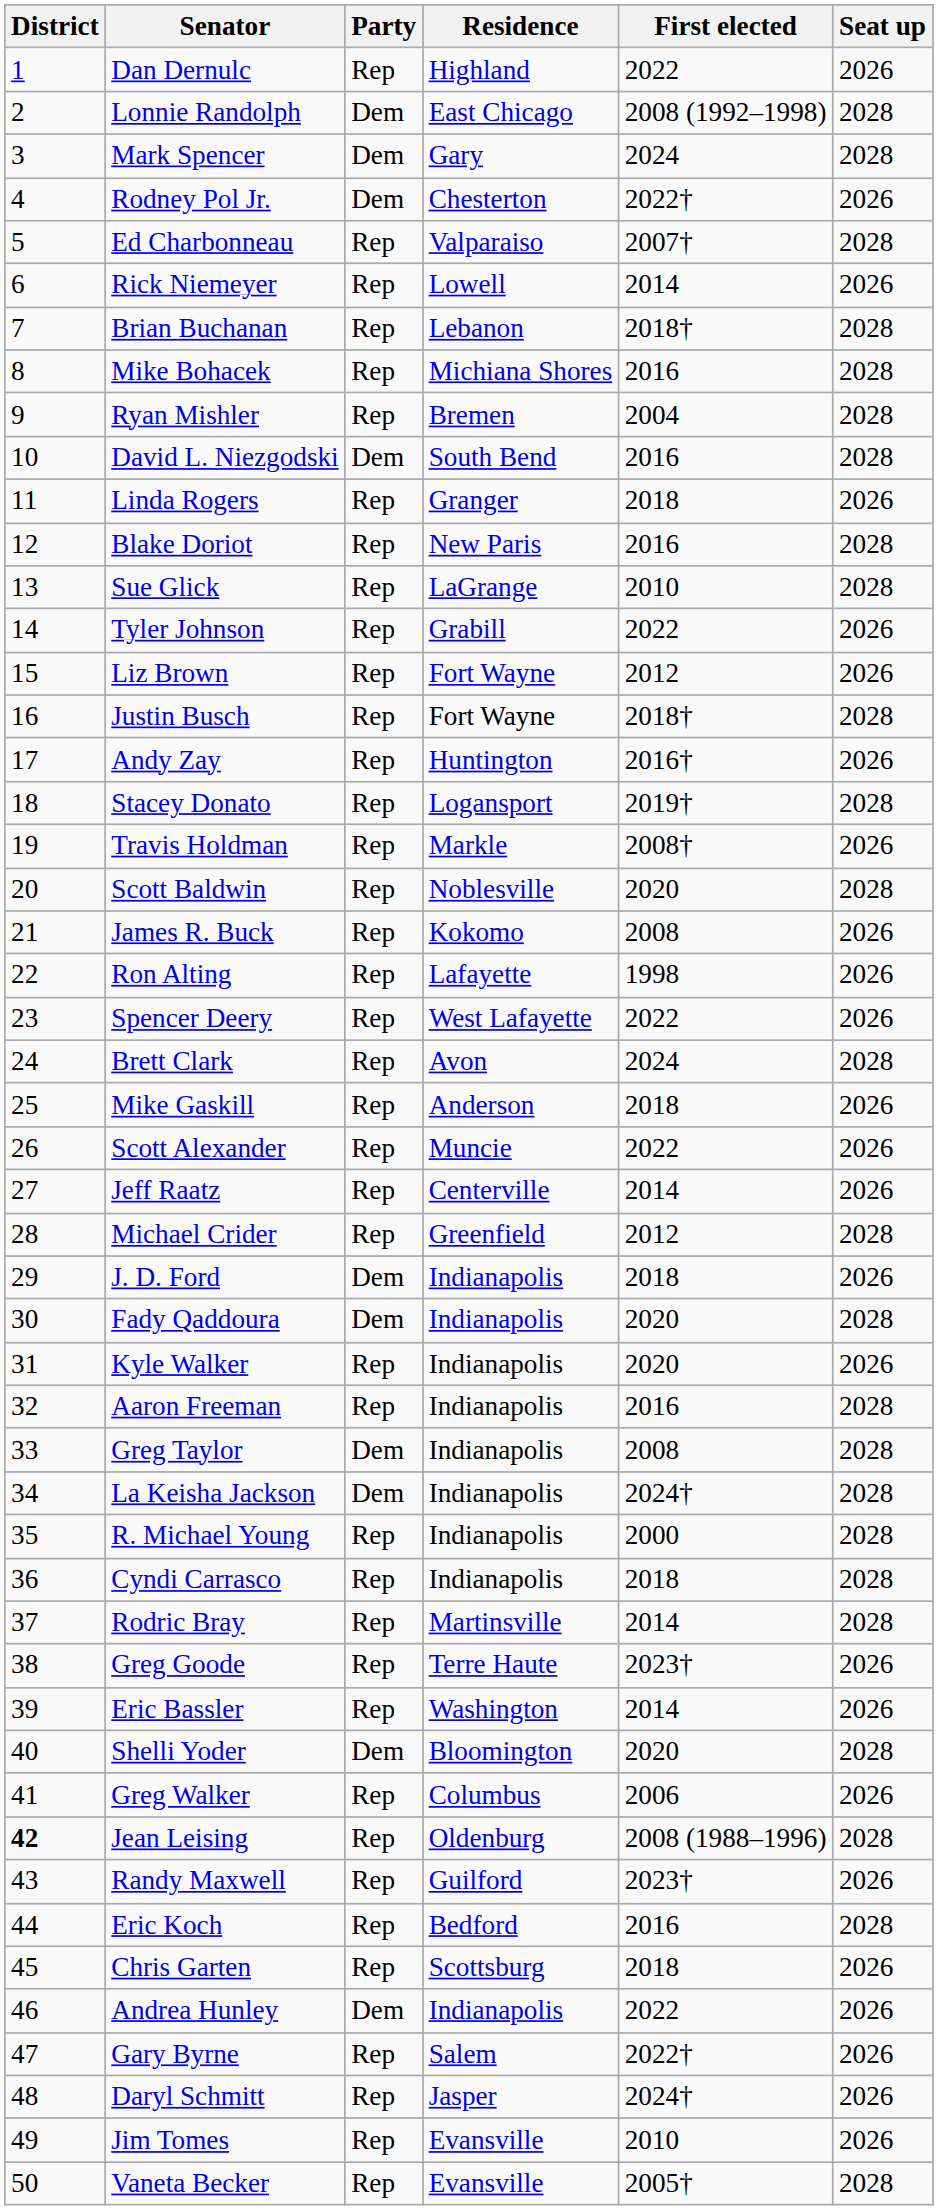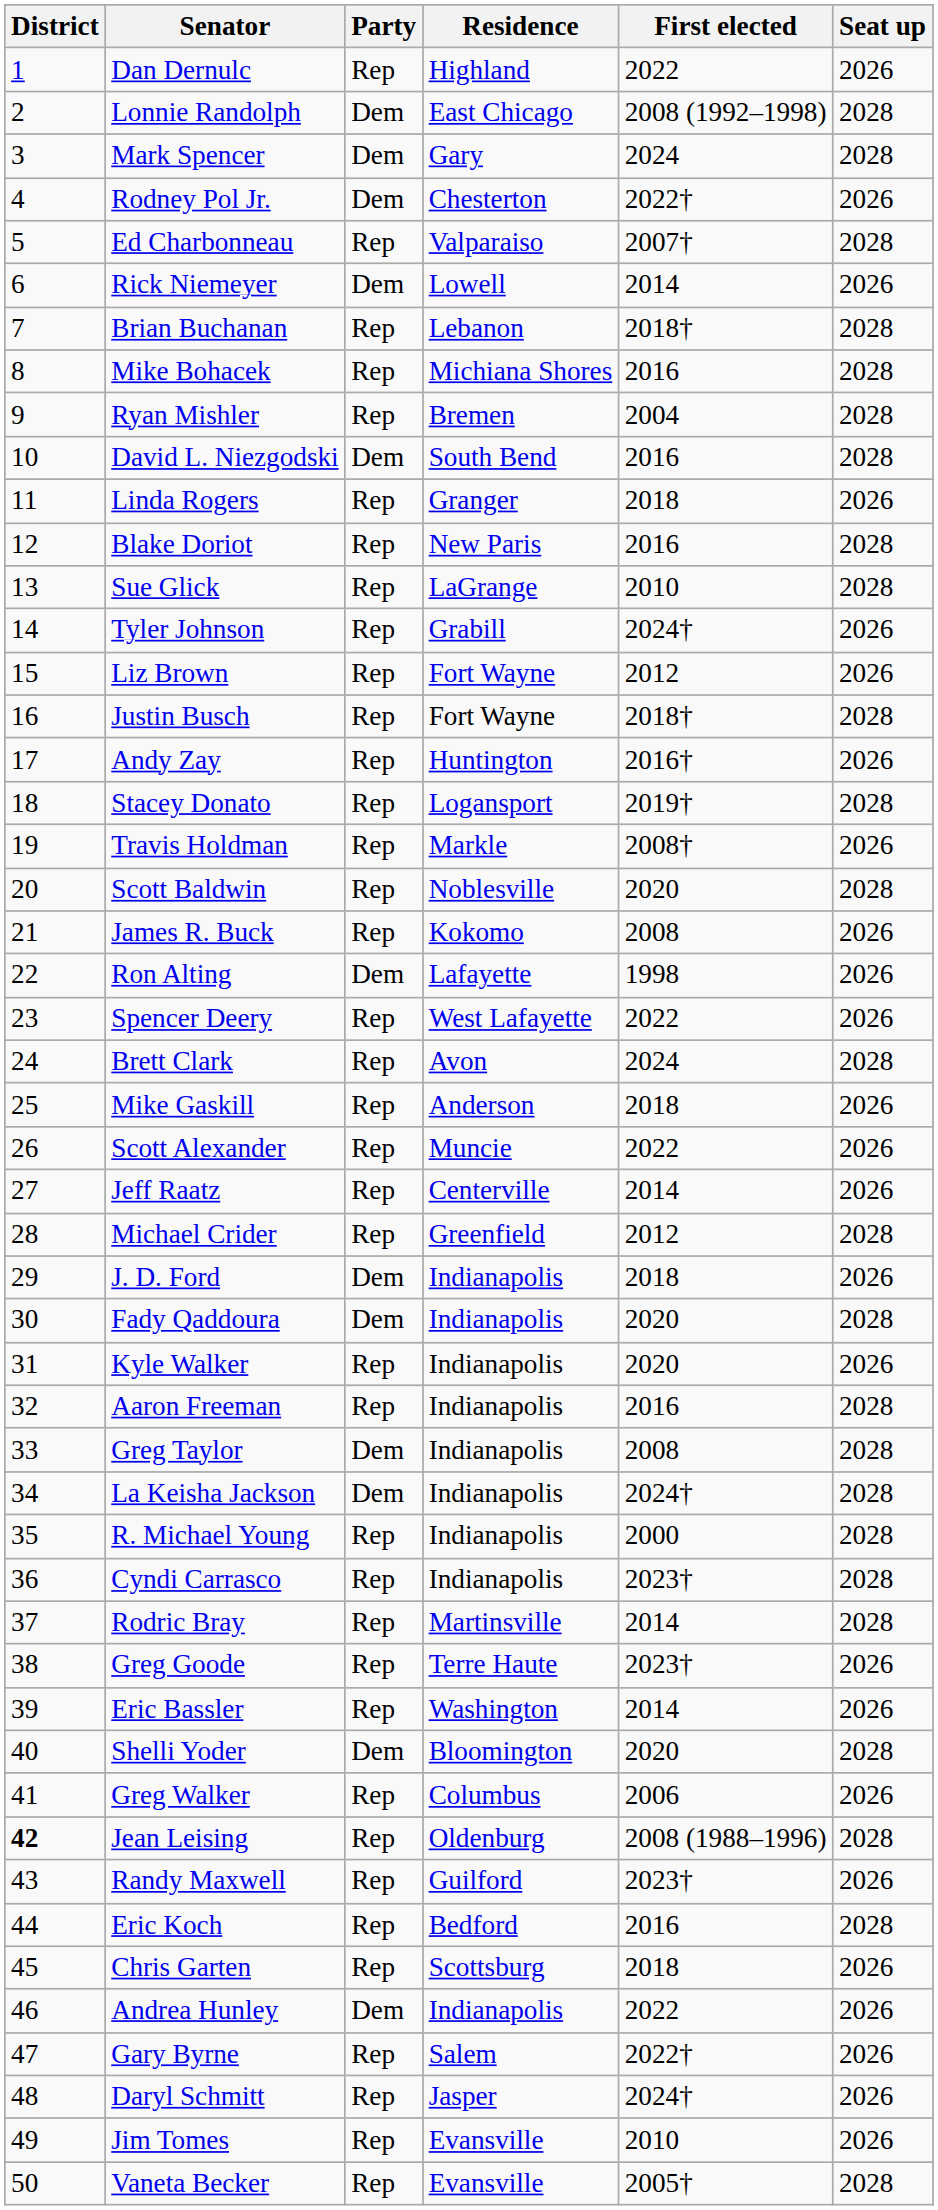(373, 284) Rep -> (378, 284) Dem
(652, 629) 2022 -> (659, 629) 2024†
(373, 975) Rep -> (378, 975) Dem
(652, 1579) 2018 -> (659, 1579) 2023†
